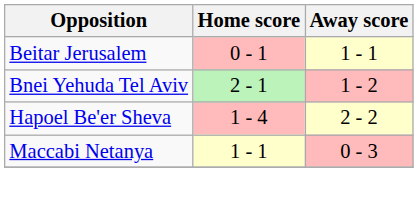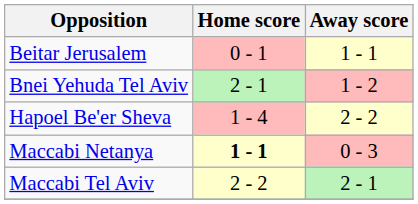(249, 150) normal -> (249, 150) bold
+ row: (82, 183)
